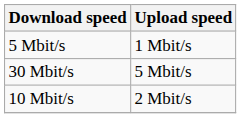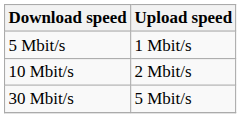rows swapped: (41, 98) <-> (41, 71)
